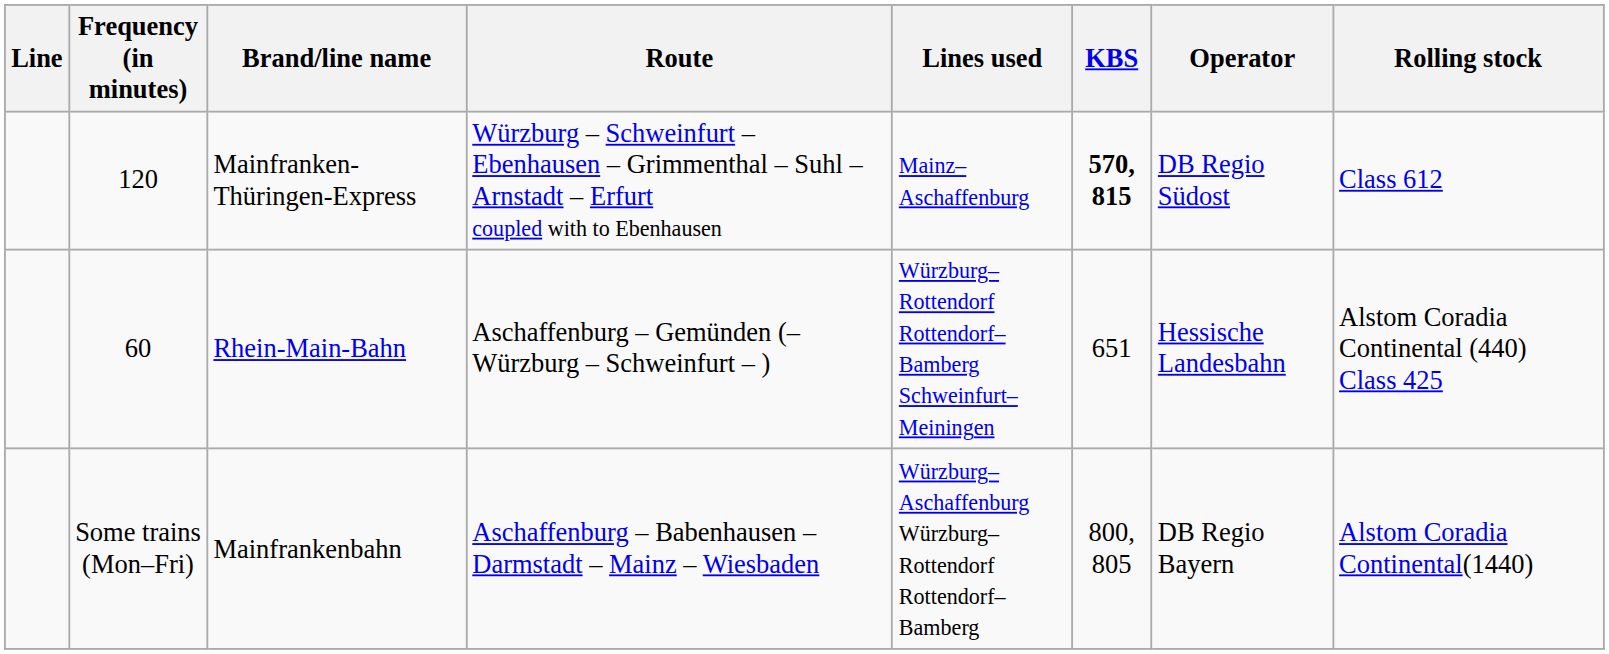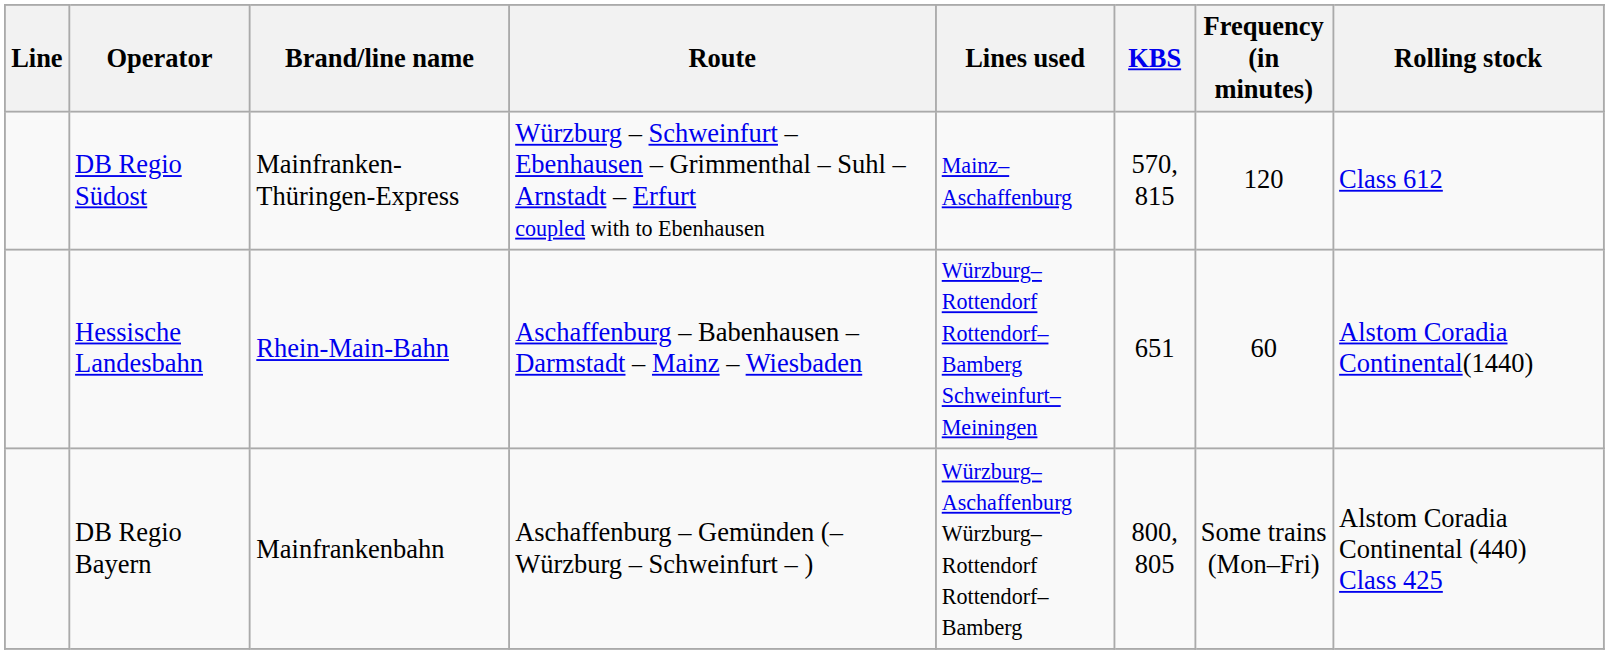columns swapped: (138, 58) <-> (1242, 58)
(1112, 179) bold -> (1155, 179) normal
(636, 348) Aschaffenburg – Gemünden (– Würzburg – Schweinfurt – ) -> (689, 348) Aschaffenburg – Babenhausen – Darmstadt – Mainz – Wiesbaden
(1433, 348) Alstom Coradia Continental (440) Class 425 -> (1436, 348) Alstom Coradia Continental(1440)
(646, 548) Aschaffenburg – Babenhausen – Darmstadt – Mainz – Wiesbaden -> (679, 548) Aschaffenburg – Gemünden (– Würzburg – Schweinfurt – )
(1436, 548) Alstom Coradia Continental(1440) -> (1433, 548) Alstom Coradia Continental (440) Class 425
